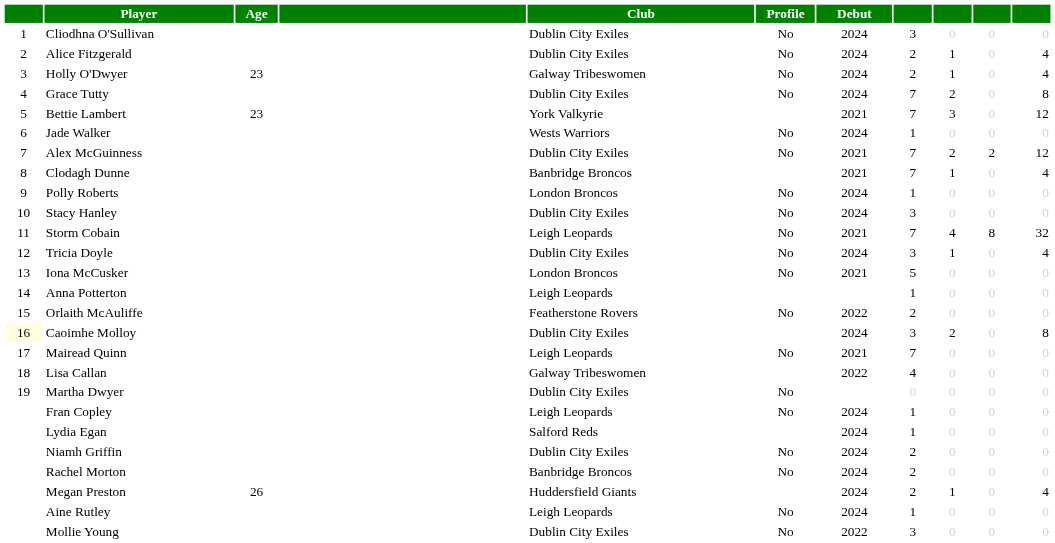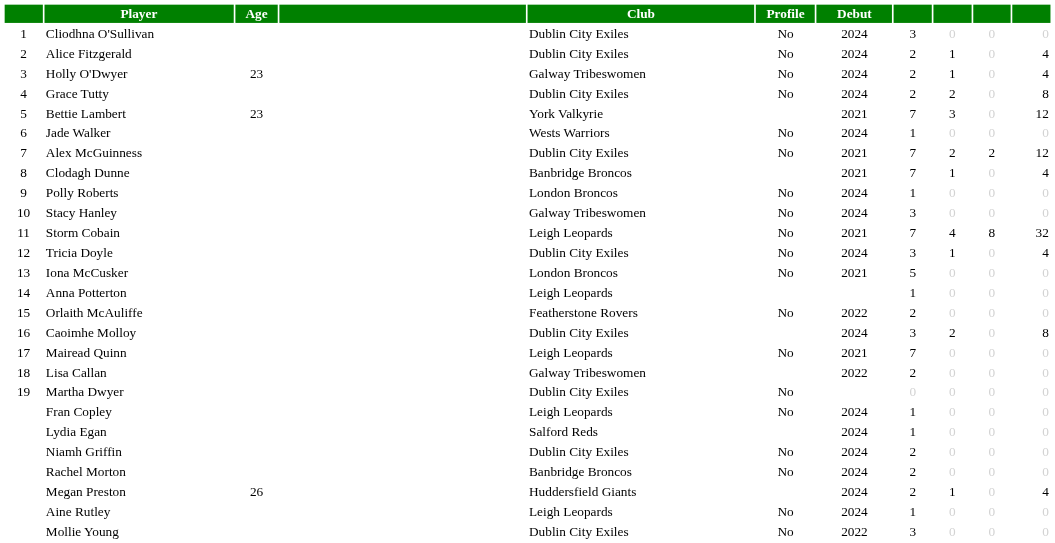(913, 93) 7 -> (913, 93) 2
(579, 213) Dublin City Exiles -> (587, 213) Galway Tribeswomen
(24, 332) lightyellow background -> (24, 332) no background
(913, 372) 4 -> (913, 372) 2
